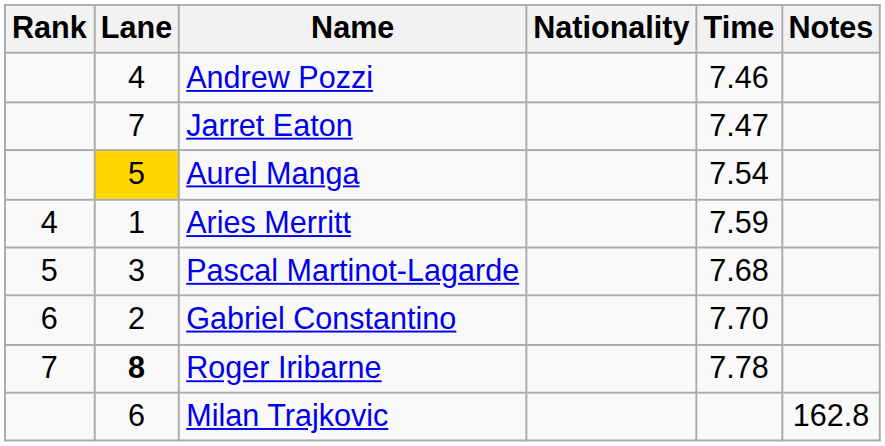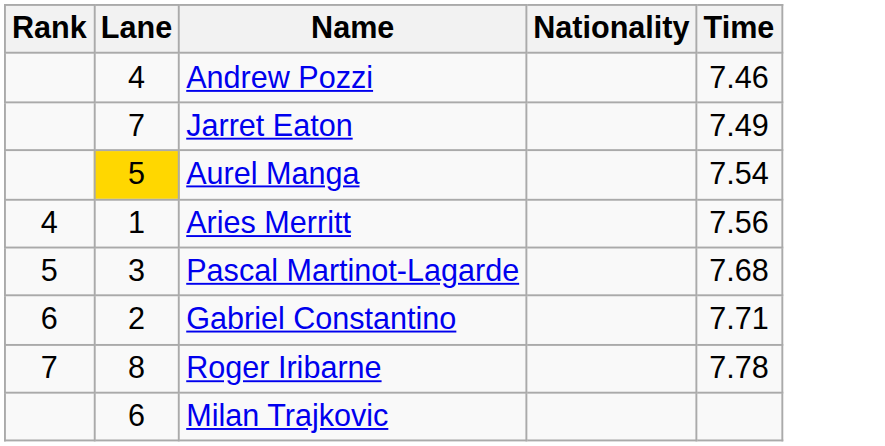- column: (831, 28)
(739, 125) 7.47 -> (739, 125) 7.49
(739, 222) 7.59 -> (739, 222) 7.56
(739, 319) 7.70 -> (739, 319) 7.71
(136, 367) bold -> (136, 367) normal
